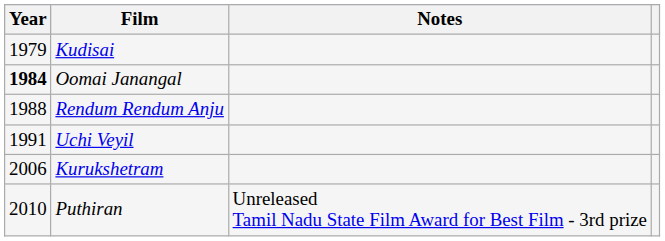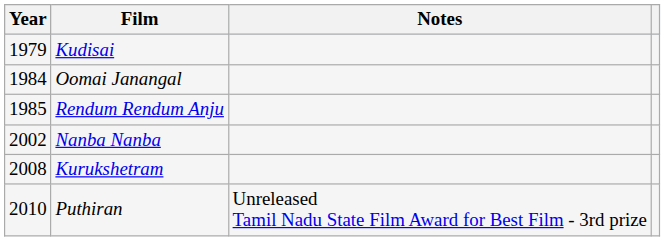(28, 79) bold -> (28, 79) normal
(28, 109) 1988 -> (28, 109) 1985
- row: (94, 139)
+ row: (108, 139)
(28, 169) 2006 -> (28, 169) 2008
